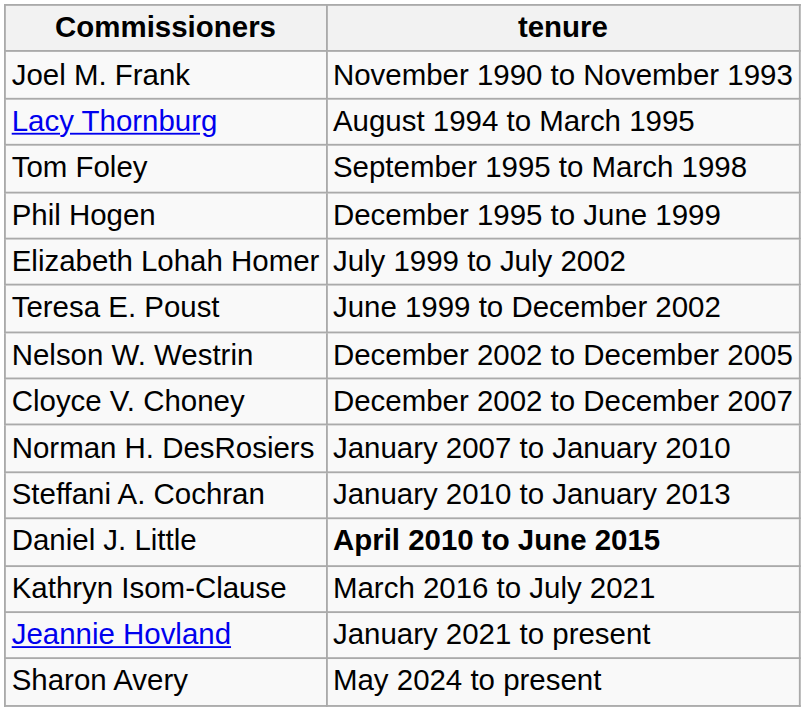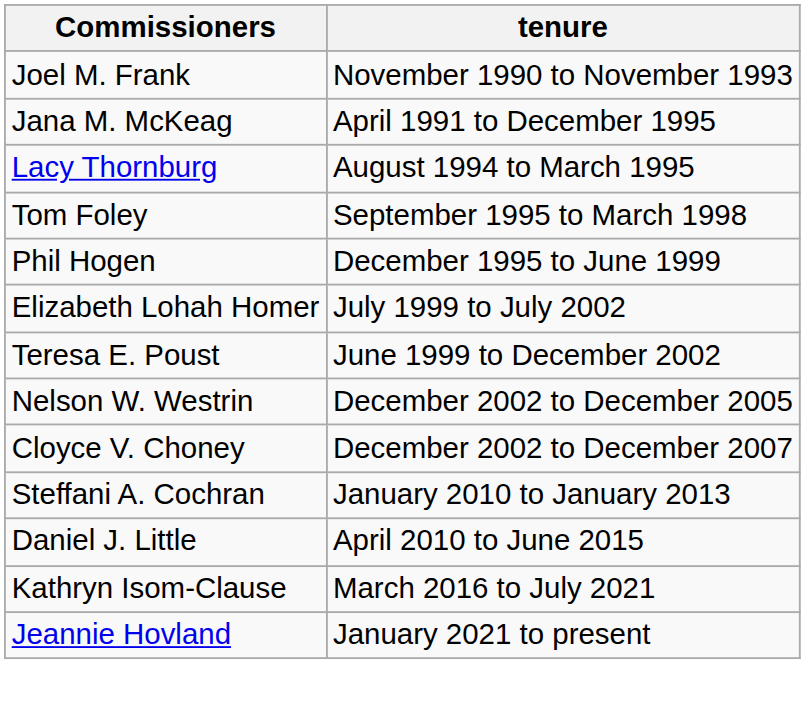+ row: (122, 121)
- row: (163, 448)
(497, 541) bold -> (488, 541) normal
- row: (100, 681)
